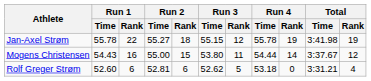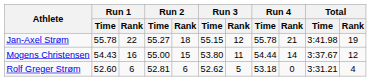(292, 41) 19 -> (292, 41) 21
